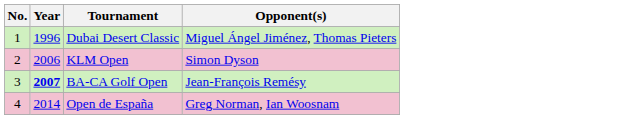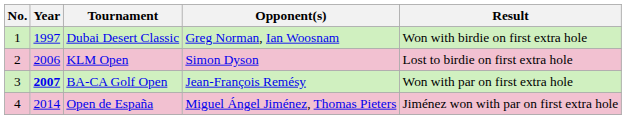+ column: (510, 15)
(47, 37) 1996 -> (47, 37) 1997
(291, 37) Miguel Ángel Jiménez, Thomas Pieters -> (262, 37) Greg Norman, Ian Woosnam
(262, 103) Greg Norman, Ian Woosnam -> (291, 103) Miguel Ángel Jiménez, Thomas Pieters
